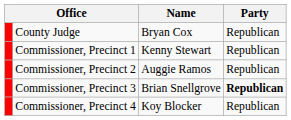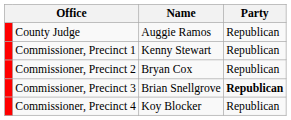(167, 32) Bryan Cox -> (176, 32) Auggie Ramos
(176, 69) Auggie Ramos -> (167, 69) Bryan Cox
